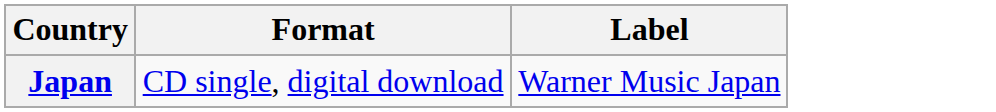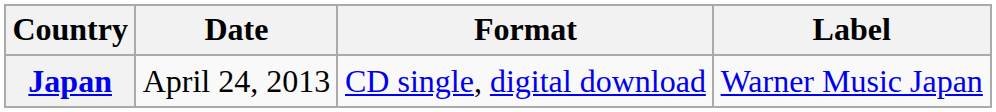+ column: (236, 29)
